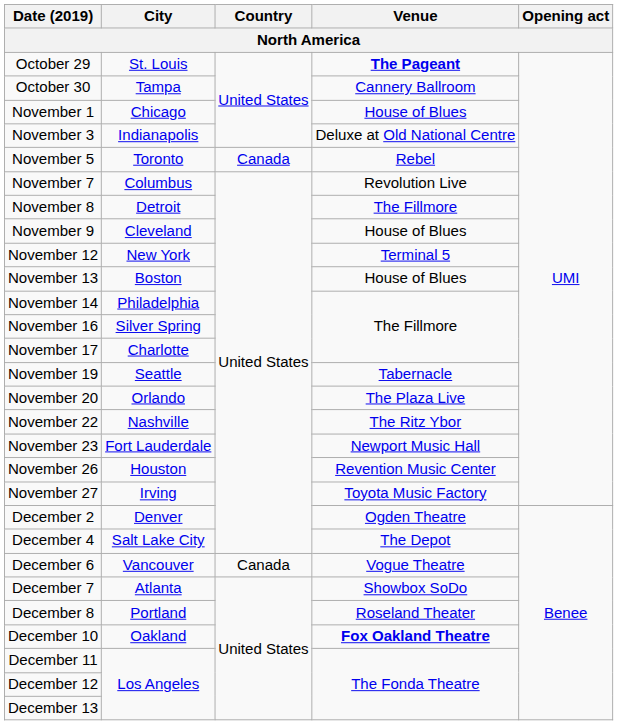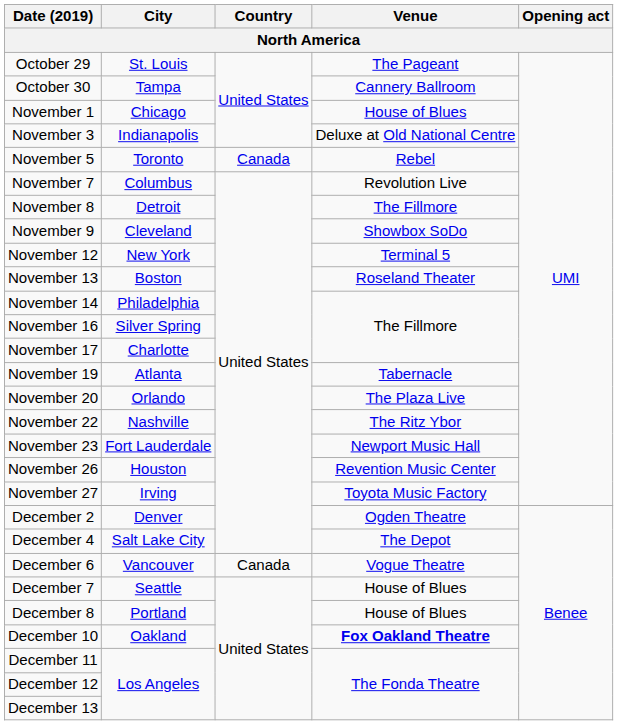(415, 64) bold -> (415, 64) normal
(415, 231) House of Blues -> (415, 231) Showbox SoDo
(415, 278) House of Blues -> (415, 278) Roseland Theater
(158, 374) Seattle -> (158, 374) Atlanta
(158, 588) Atlanta -> (158, 588) Seattle
(415, 588) Showbox SoDo -> (415, 588) House of Blues
(415, 612) Roseland Theater -> (415, 612) House of Blues
